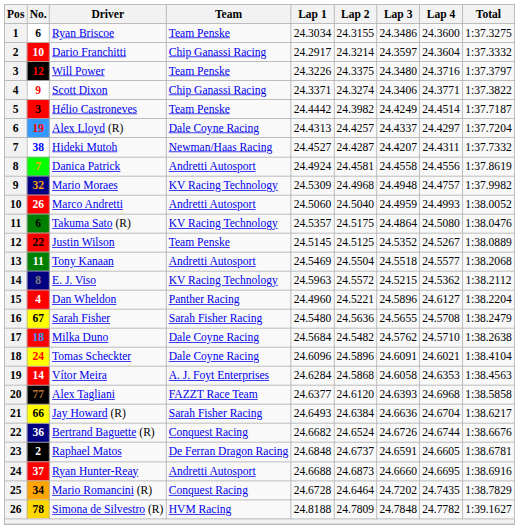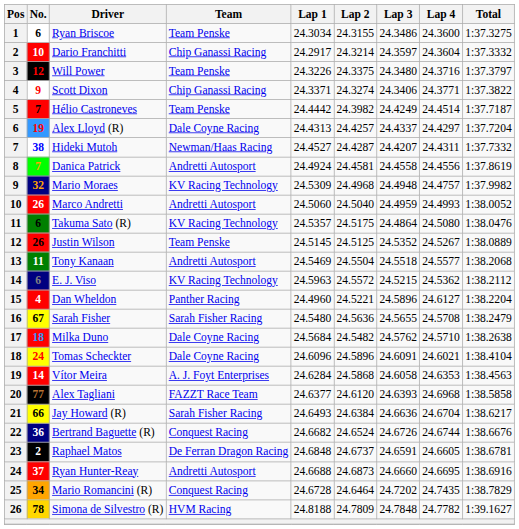(38, 109) 3 -> (38, 109) 7
(38, 242) 22 -> (38, 242) 26
(38, 280) 8 -> (38, 280) 6
